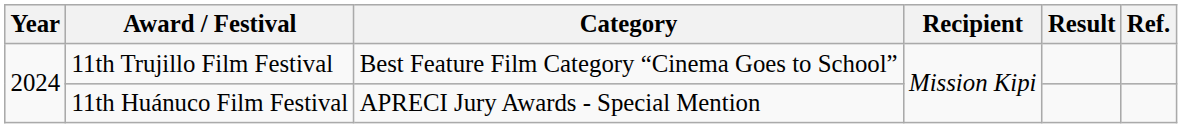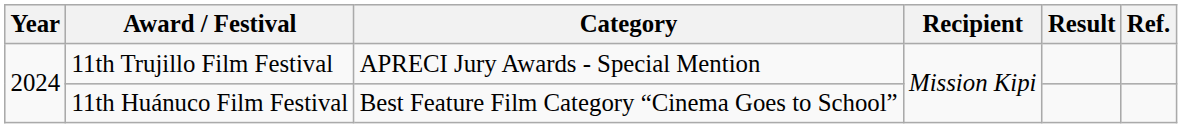(629, 63) Best Feature Film Category “Cinema Goes to School” -> (560, 63) APRECI Jury Awards - Special Mention
(560, 102) APRECI Jury Awards - Special Mention -> (629, 102) Best Feature Film Category “Cinema Goes to School”
